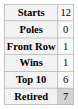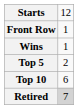- row: (31, 29)
+ row: (31, 63)
